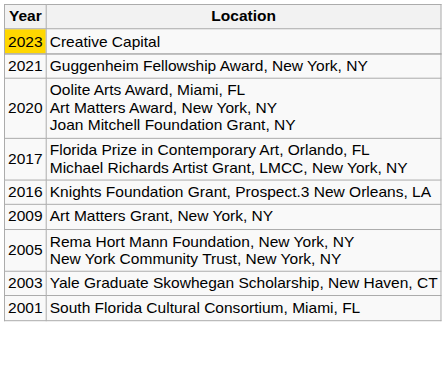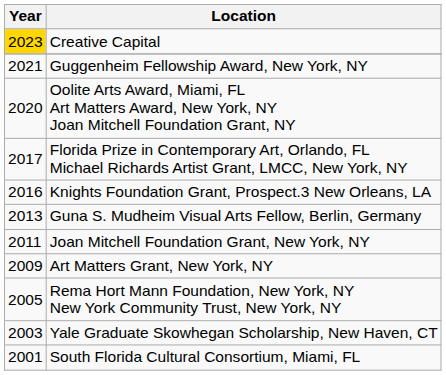+ row: (235, 216)
+ row: (210, 241)
